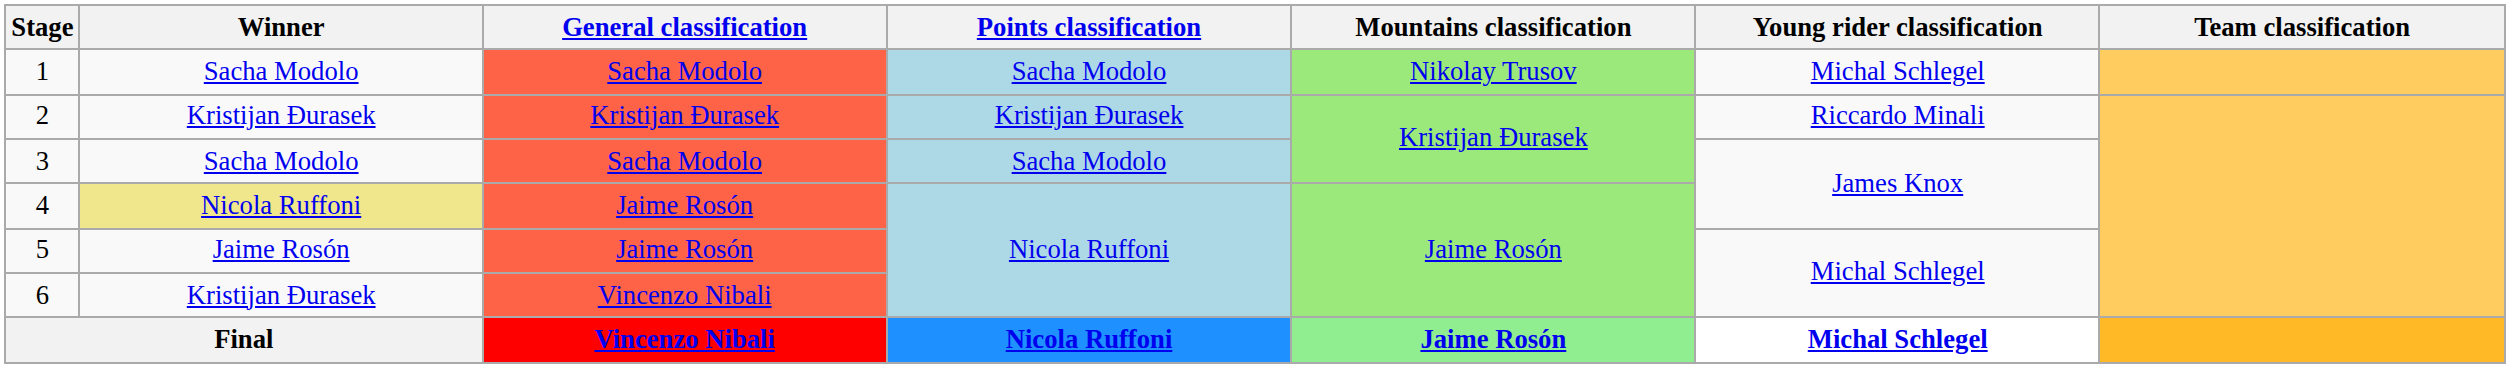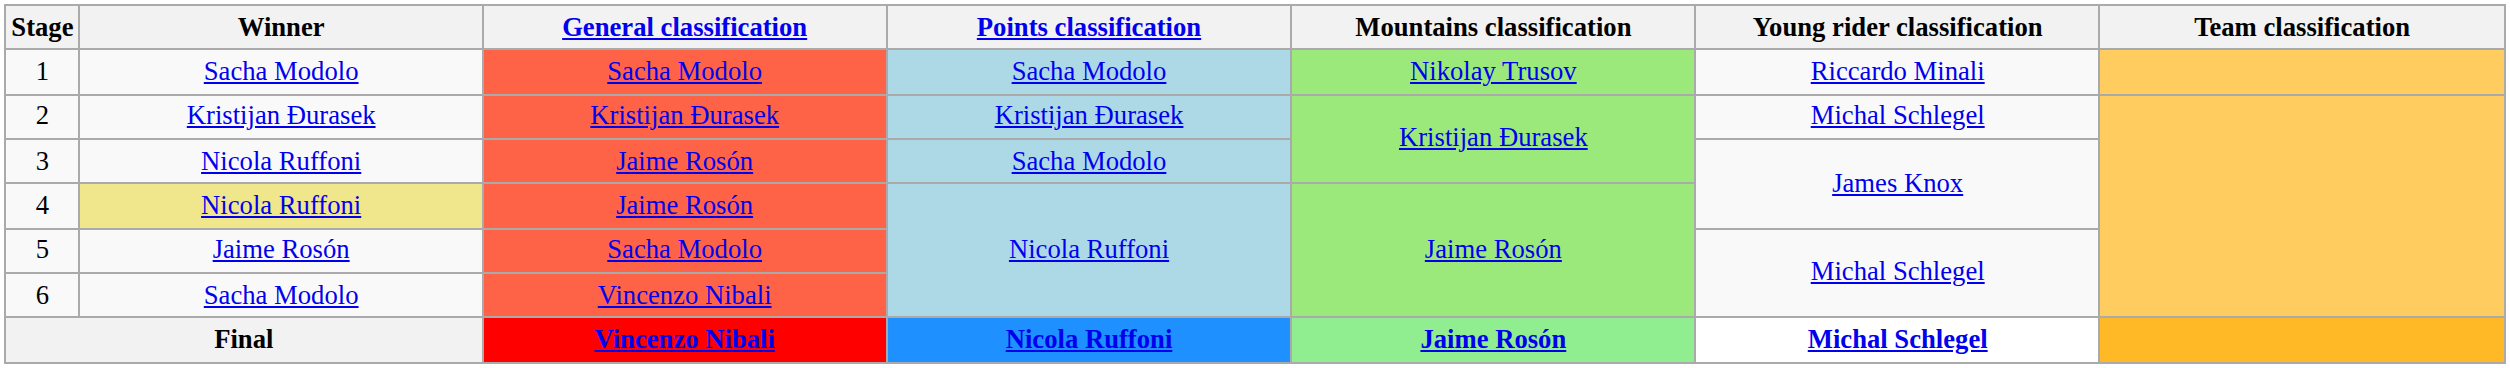(1898, 71) Michal Schlegel -> (1898, 71) Riccardo Minali
(1898, 116) Riccardo Minali -> (1898, 116) Michal Schlegel
(281, 161) Sacha Modolo -> (281, 161) Nicola Ruffoni
(685, 161) Sacha Modolo -> (685, 161) Jaime Rosón
(685, 250) Jaime Rosón -> (685, 250) Sacha Modolo
(281, 294) Kristijan Đurasek -> (281, 294) Sacha Modolo
